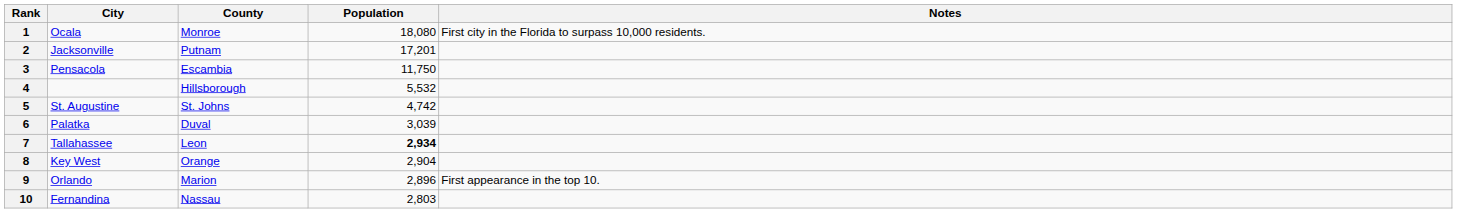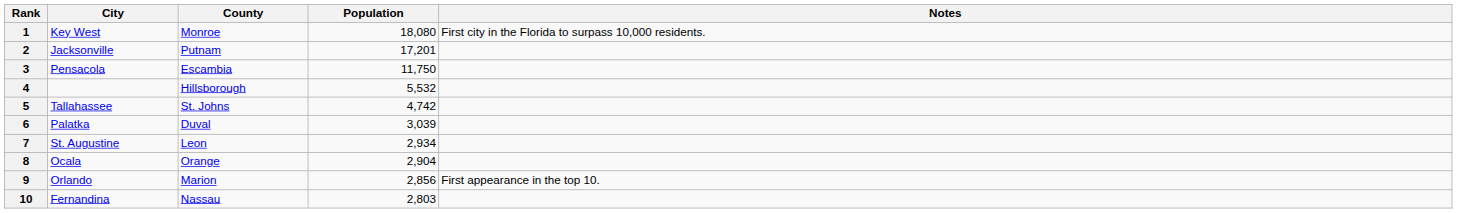(66, 32) Ocala -> (75, 32) Key West
(85, 106) St. Augustine -> (81, 106) Tallahassee
(81, 143) Tallahassee -> (85, 143) St. Augustine
(421, 143) bold -> (421, 143) normal
(75, 161) Key West -> (66, 161) Ocala
(421, 180) 2,896 -> (421, 180) 2,856
